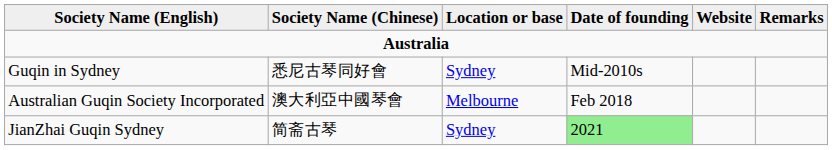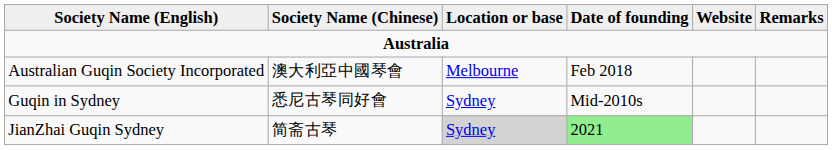rows swapped: (136, 100) <-> (64, 71)
(471, 129) no background -> (471, 129) lightgrey background
